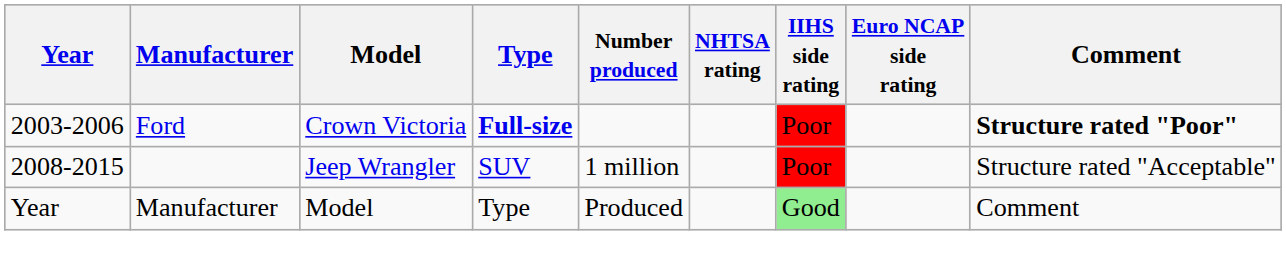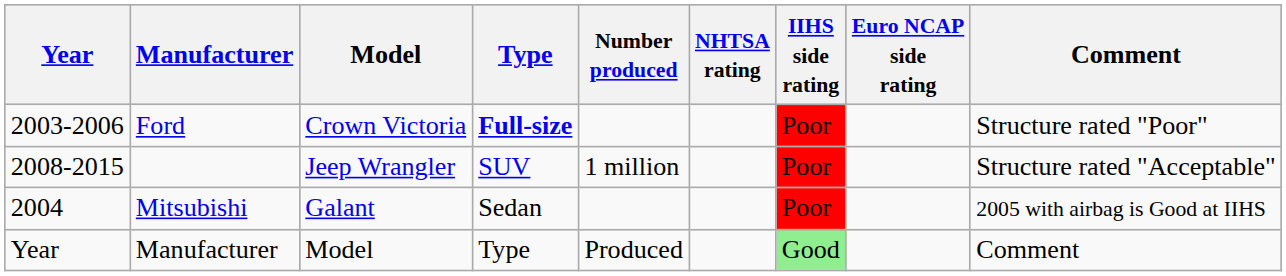(1107, 125) bold -> (1092, 125) normal
+ row: (192, 207)
